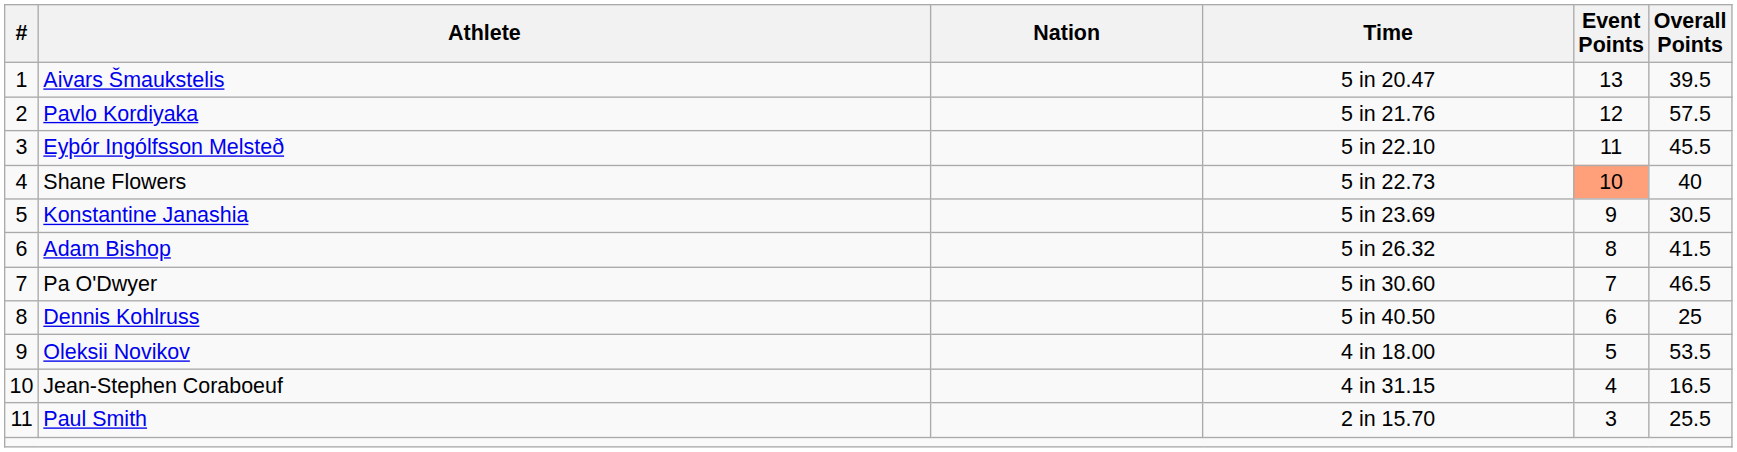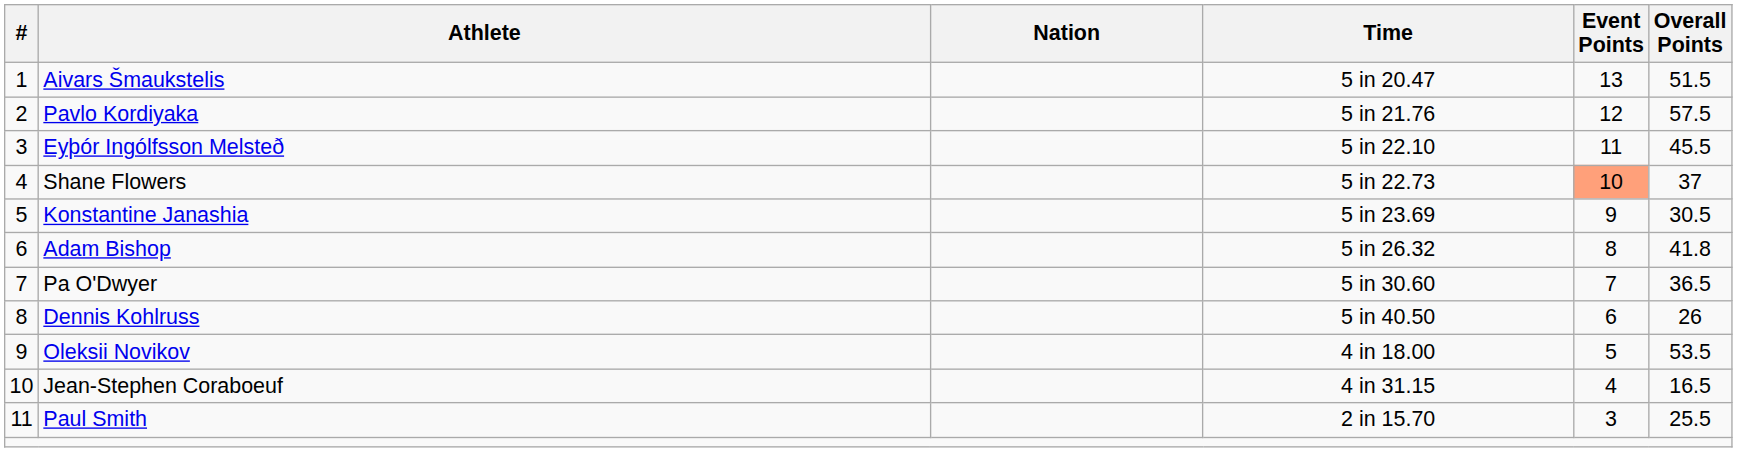(1690, 79) 39.5 -> (1690, 79) 51.5
(1690, 181) 40 -> (1690, 181) 37
(1690, 249) 41.5 -> (1690, 249) 41.8
(1690, 283) 46.5 -> (1690, 283) 36.5
(1690, 317) 25 -> (1690, 317) 26
